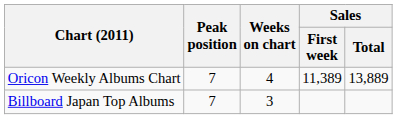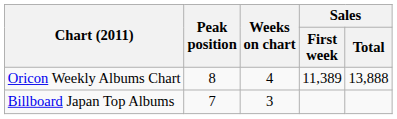(212, 78) 7 -> (212, 78) 8
(369, 78) 13,889 -> (369, 78) 13,888
